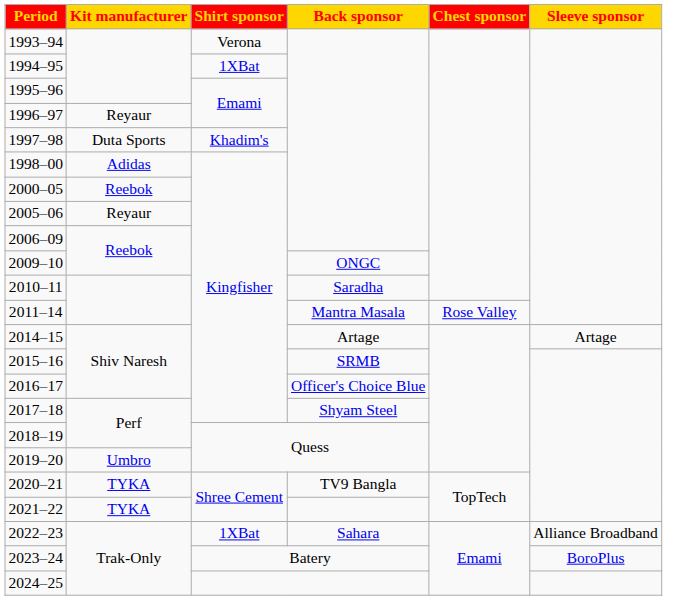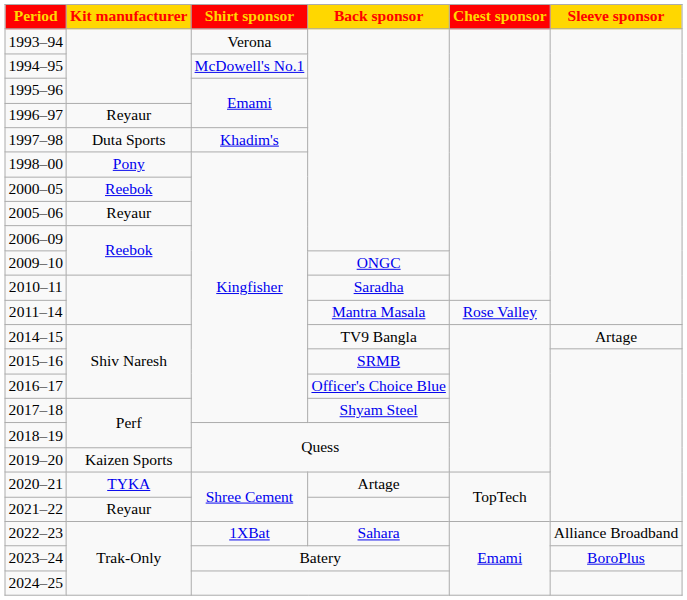(239, 66) 1XBat -> (249, 66) McDowell's No.1
(129, 164) Adidas -> (129, 164) Pony
(358, 336) Artage -> (379, 336) TV9 Bangla
(129, 459) Umbro -> (129, 459) Kaizen Sports
(358, 484) TV9 Bangla -> (379, 484) Artage
(129, 509) TYKA -> (129, 509) Reyaur
